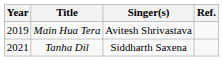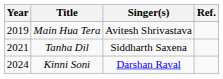+ row: (67, 64)
